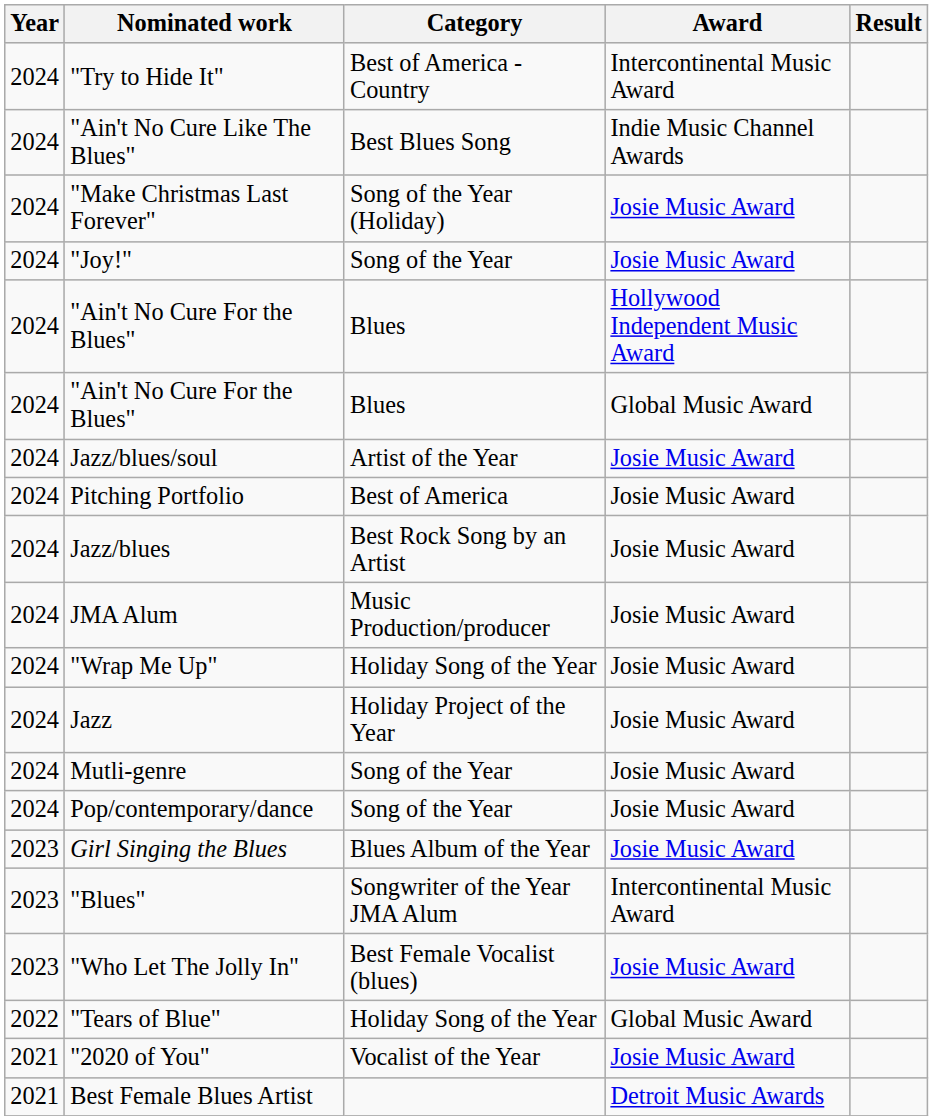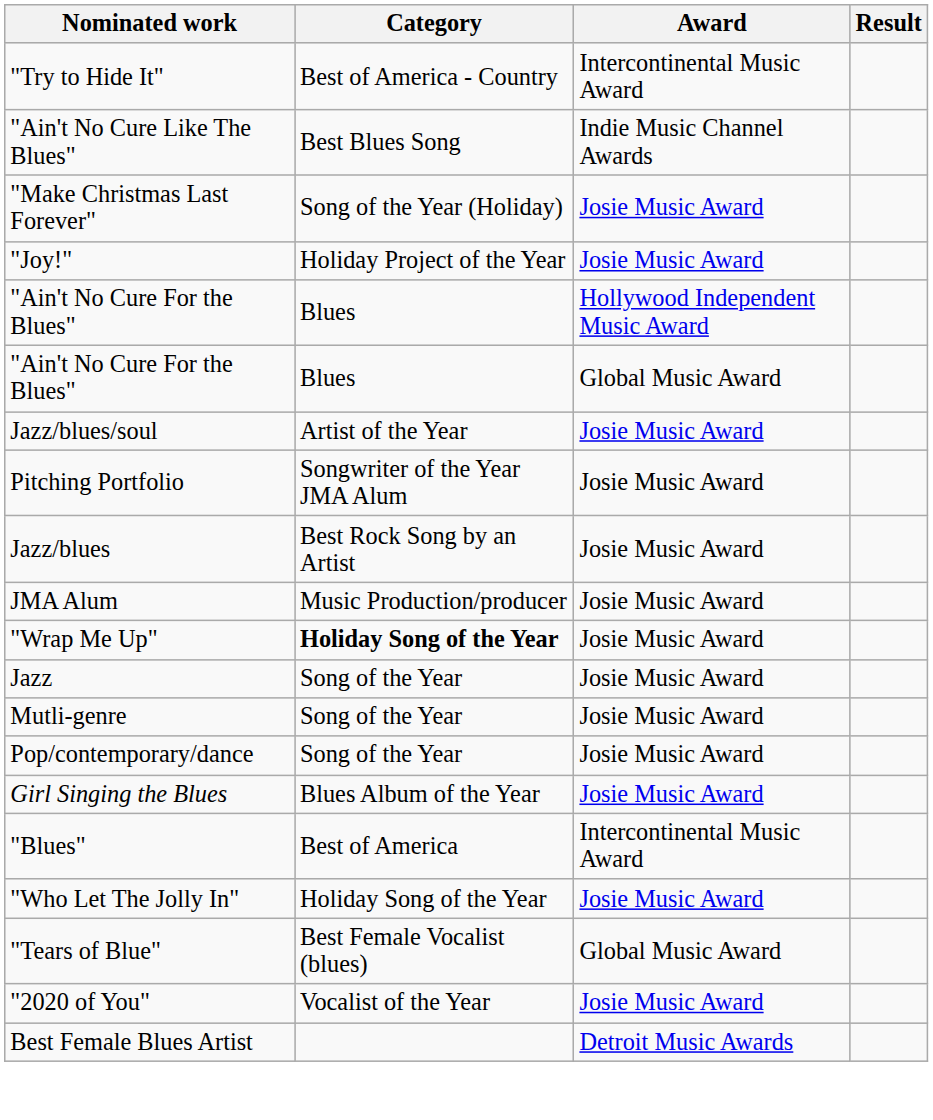- column: (35, 23)
(431, 260) Song of the Year -> (433, 260) Holiday Project of the Year
(429, 496) Best of America -> (410, 482) Songwriter of the Year JMA Alum
(473, 666) normal -> (429, 639) bold
(458, 719) Holiday Project of the Year -> (381, 678) Song of the Year
(460, 900) Songwriter of the Year JMA Alum -> (379, 846) Best of America
(452, 966) Best Female Vocalist (blues) -> (423, 898) Holiday Song of the Year
(473, 1019) Holiday Song of the Year -> (402, 950) Best Female Vocalist (blues)
